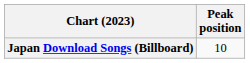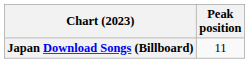(220, 48) 10 -> (220, 48) 11
